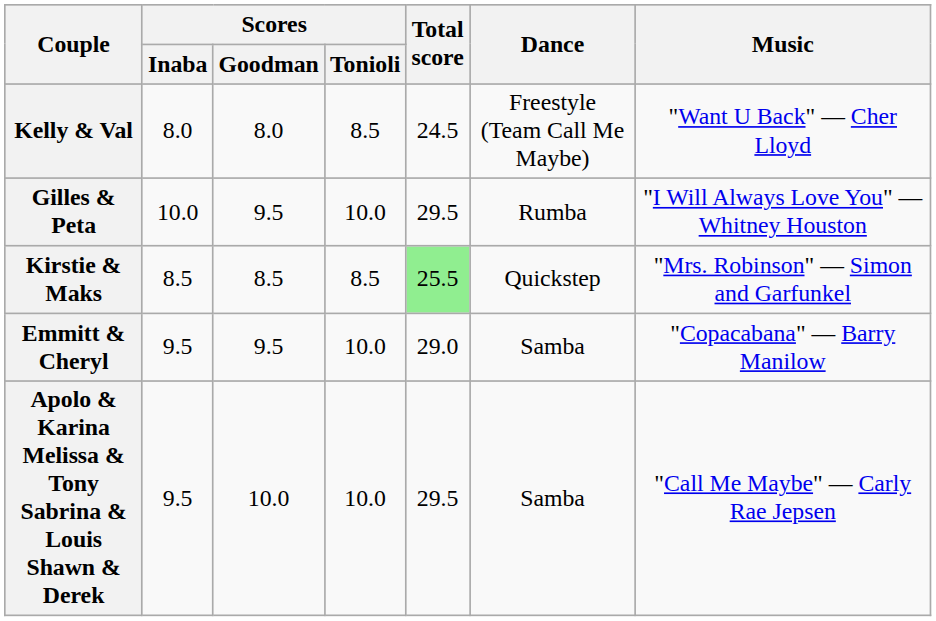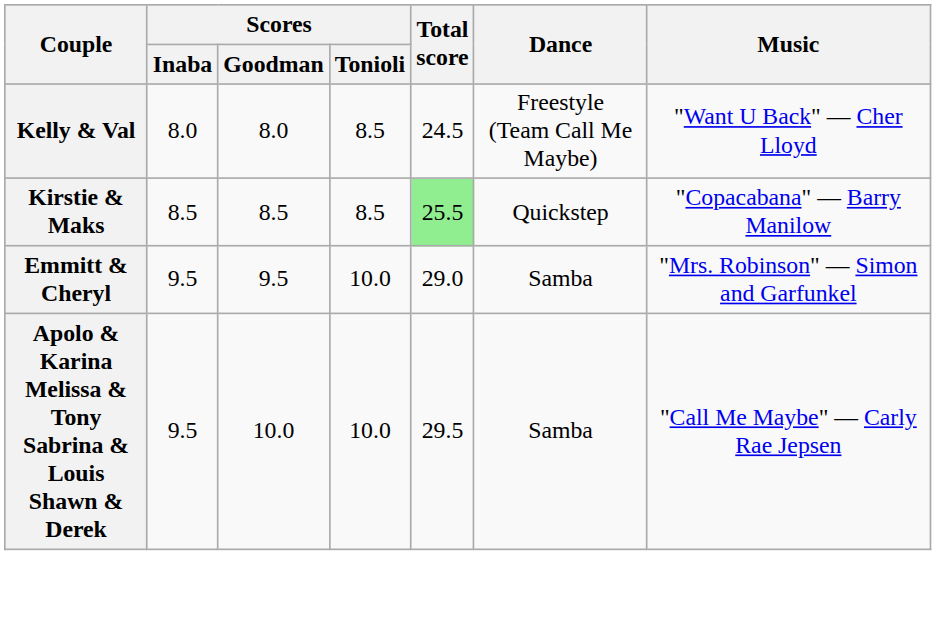- row: (74, 212)
(783, 279) "Mrs. Robinson" — Simon and Garfunkel -> (788, 212) "Copacabana" — Barry Manilow
(783, 346) "Copacabana" — Barry Manilow -> (788, 279) "Mrs. Robinson" — Simon and Garfunkel
